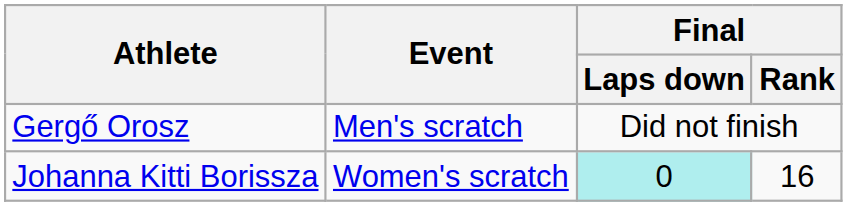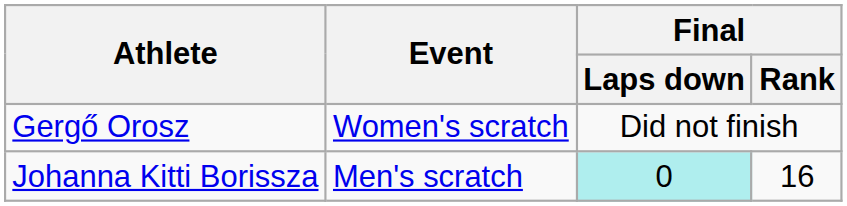(428, 128) Men's scratch -> (451, 128) Women's scratch
(451, 177) Women's scratch -> (428, 177) Men's scratch
